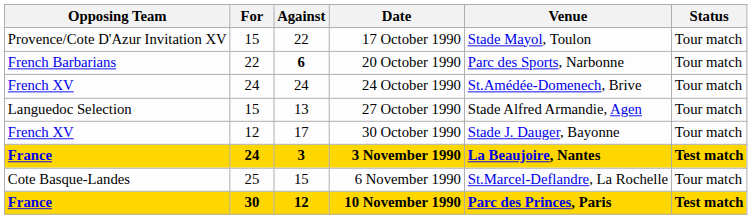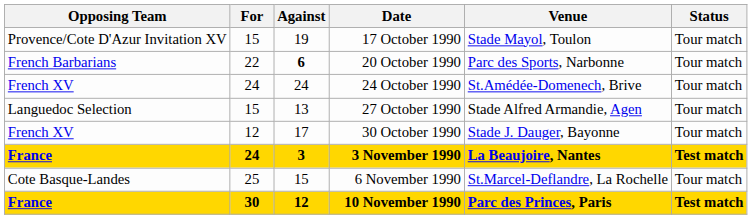(301, 39) 22 -> (301, 39) 19
